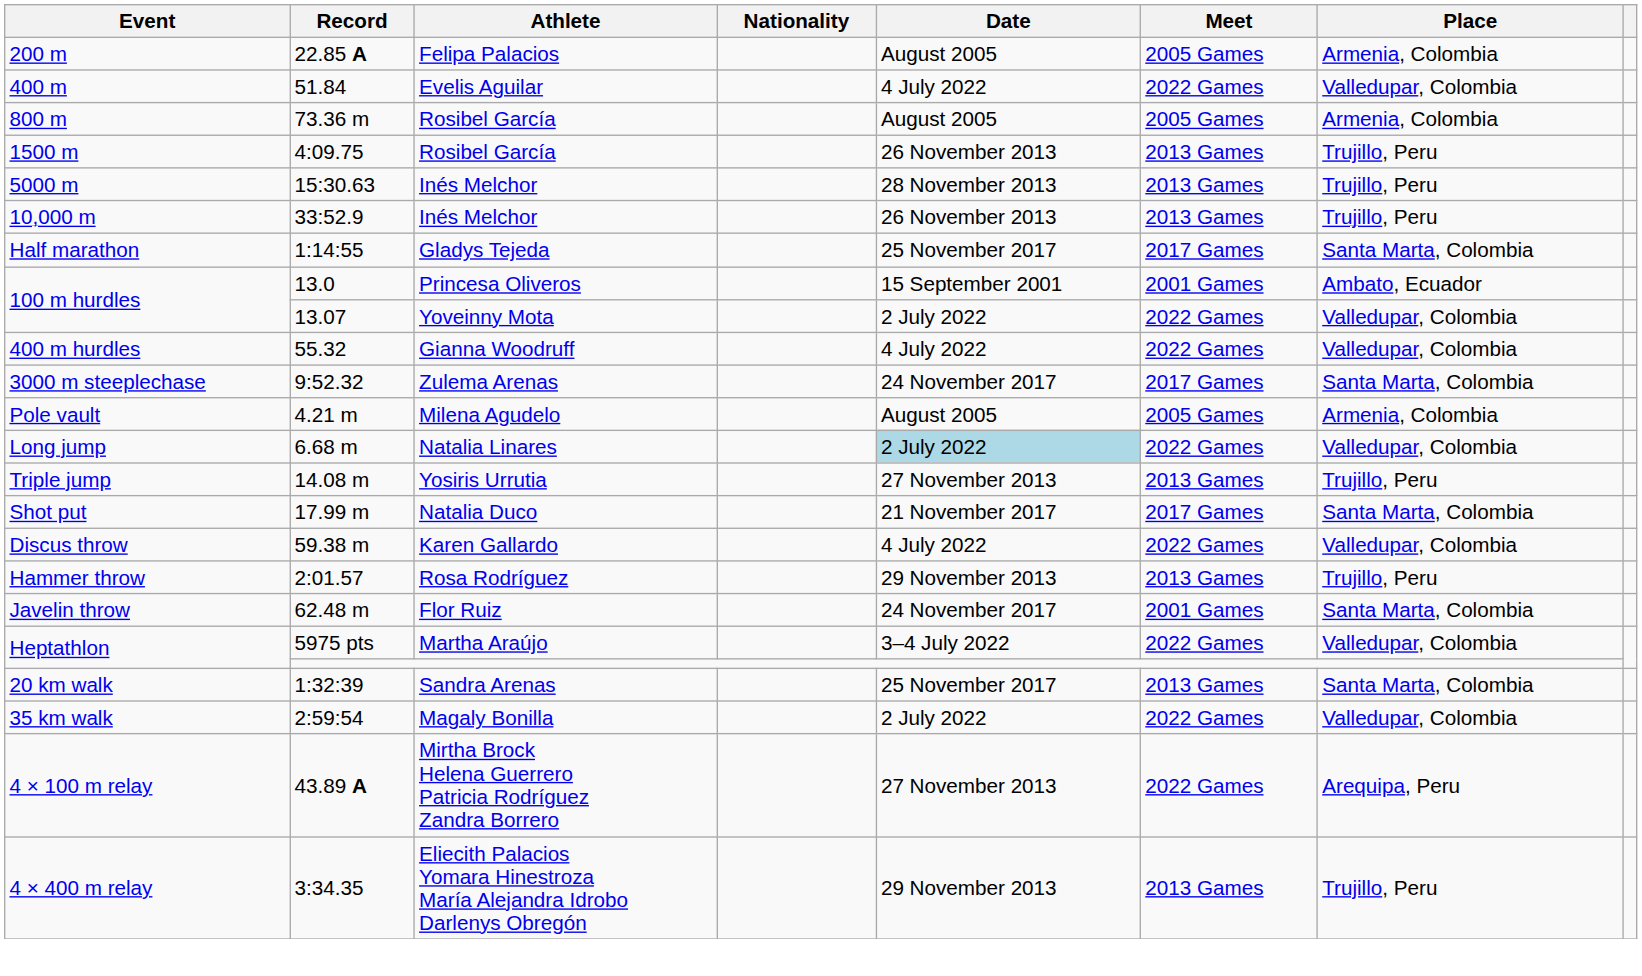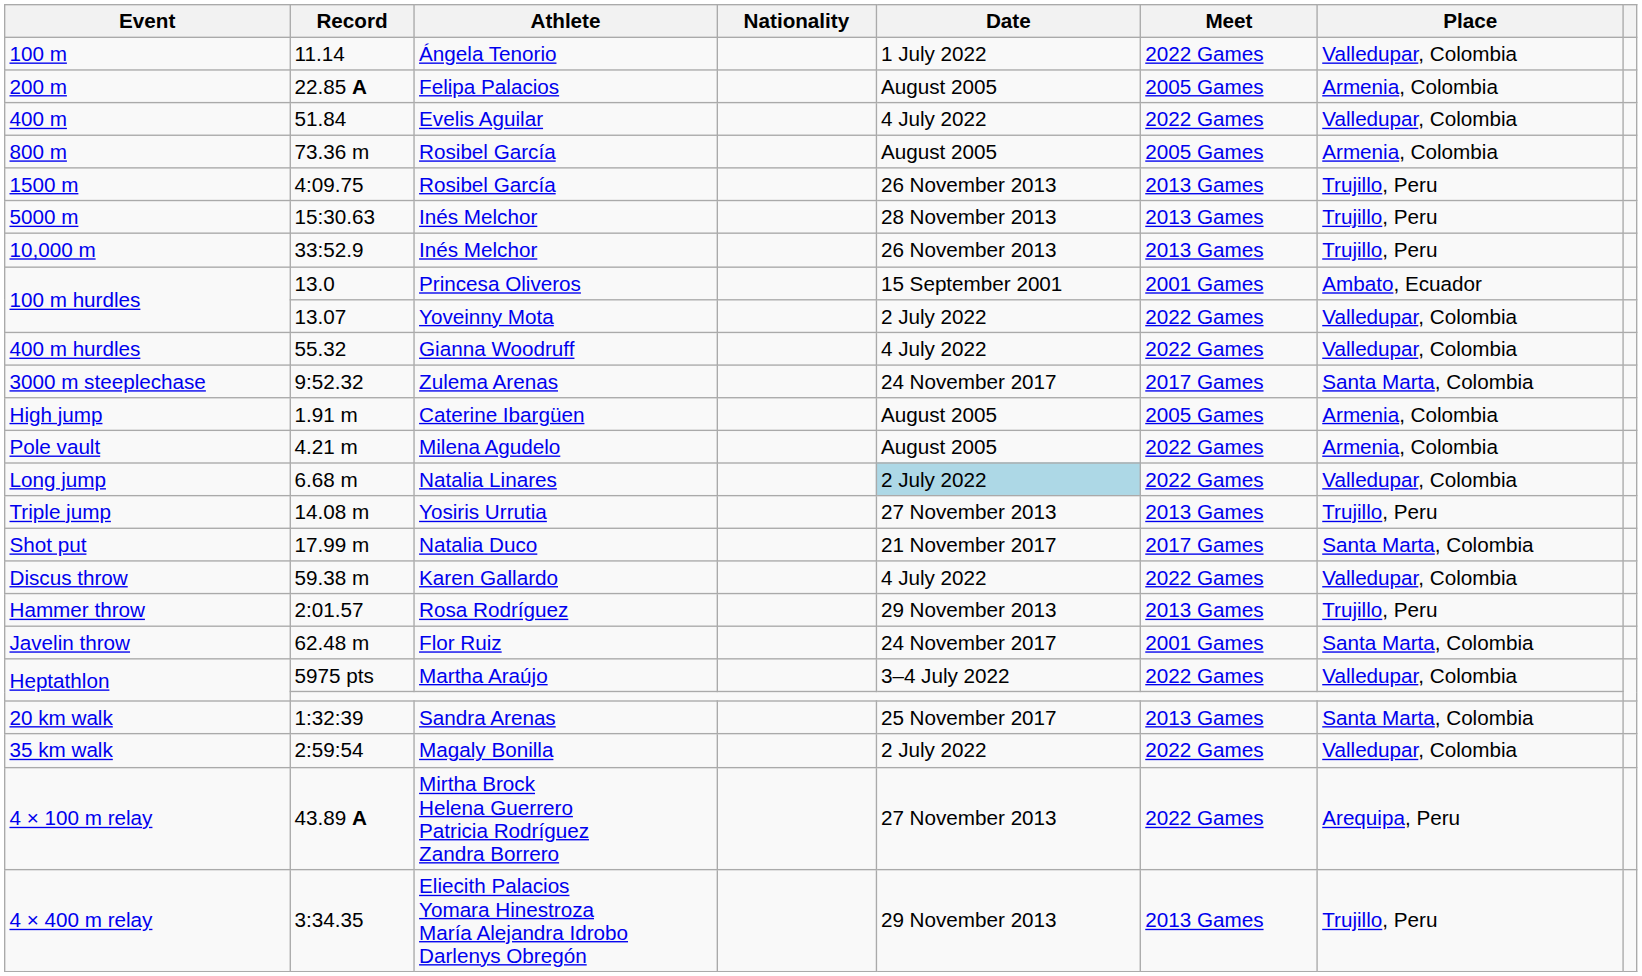+ row: (38, 54)
- row: (74, 250)
+ row: (56, 414)
(1204, 414) 2005 Games -> (1204, 447) 2022 Games
